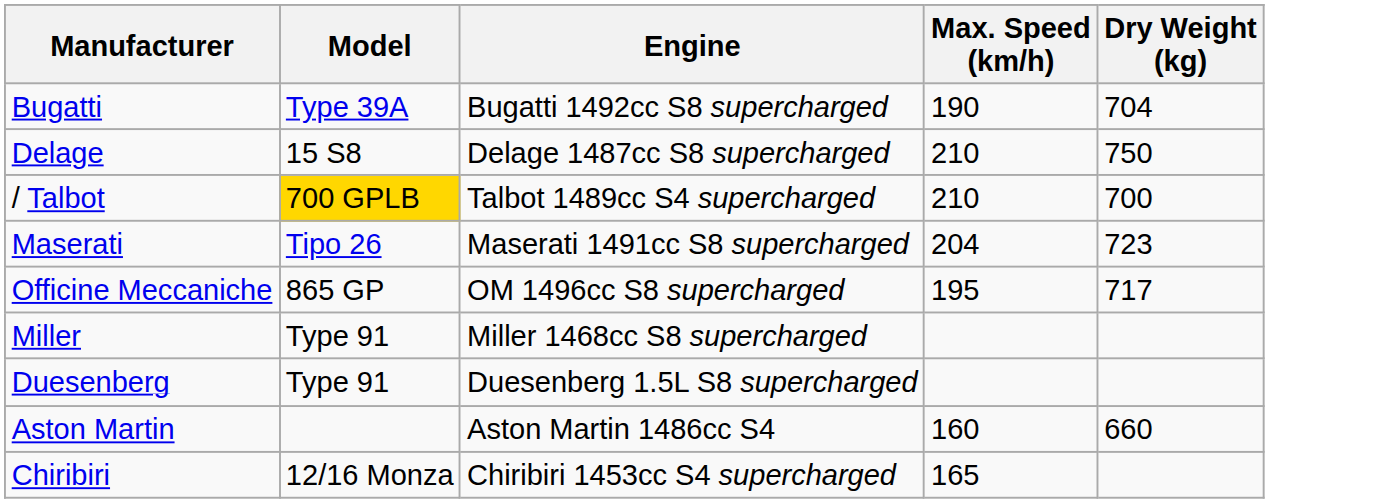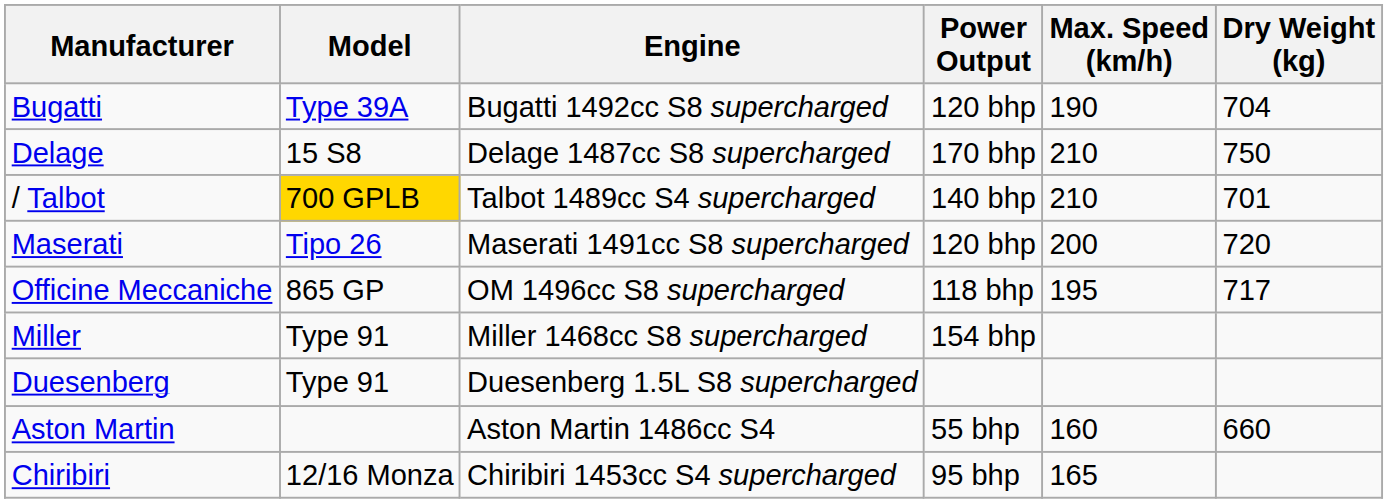+ column: (984, 44)
(1128, 198) 700 -> (1247, 198) 701
(955, 244) 204 -> (1074, 244) 200
(1128, 244) 723 -> (1247, 244) 720
